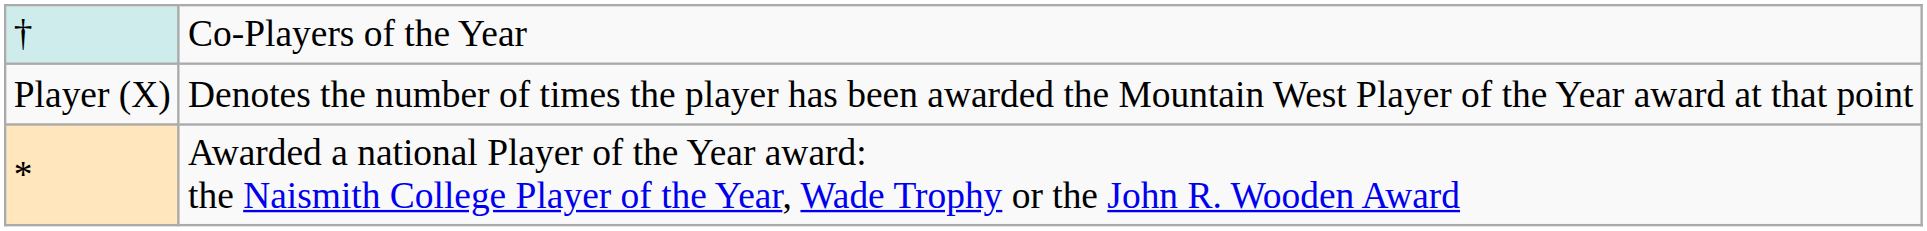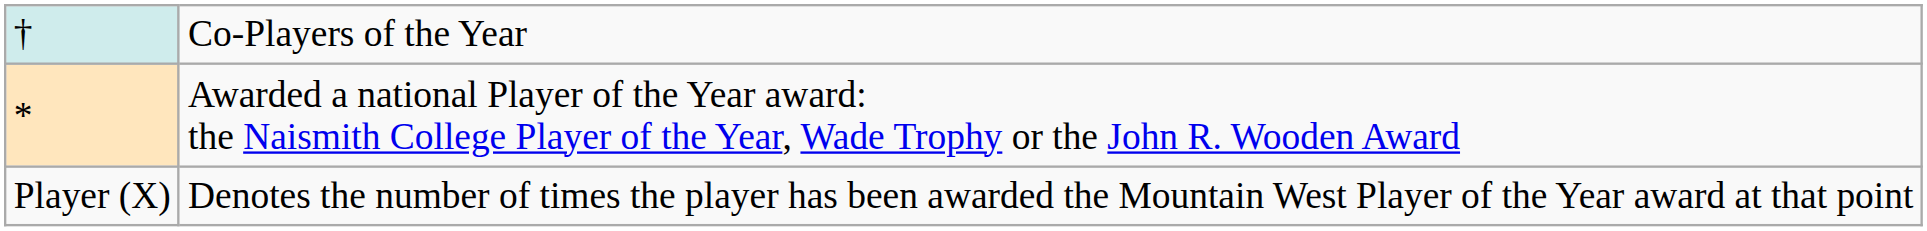rows swapped: (23, 174) <-> (92, 93)
